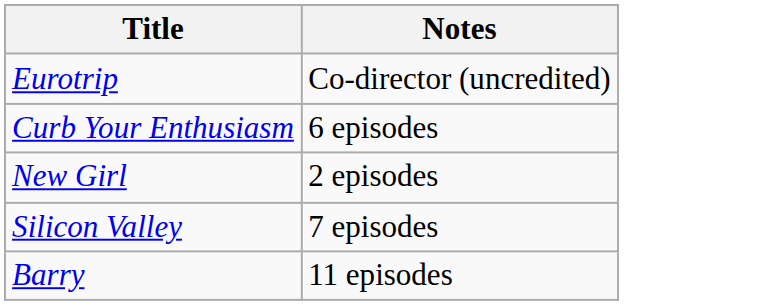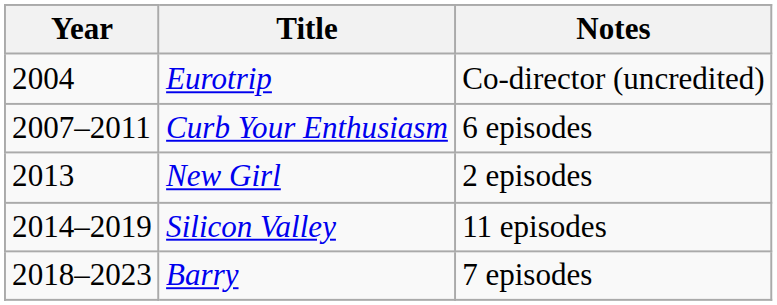+ column: (82, 29)
(373, 226) 7 episodes -> (534, 226) 11 episodes
(380, 275) 11 episodes -> (527, 275) 7 episodes
